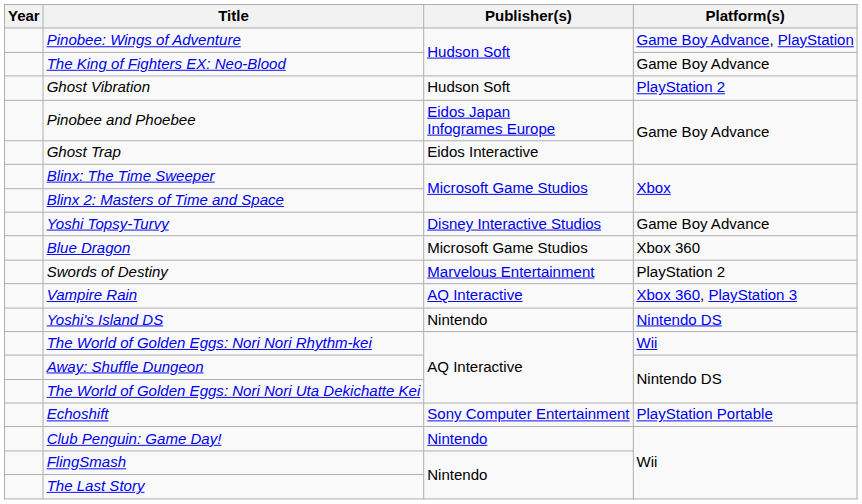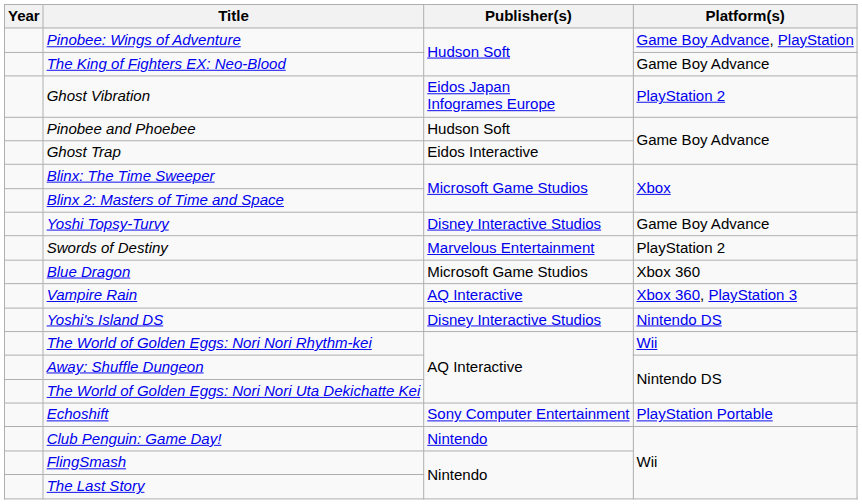(469, 87) Hudson Soft -> (491, 96) Eidos Japan Infogrames Europe
(491, 120) Eidos Japan Infogrames Europe -> (469, 128) Hudson Soft
rows swapped: (107, 271) <-> (88, 248)
(457, 319) Nintendo -> (514, 319) Disney Interactive Studios
